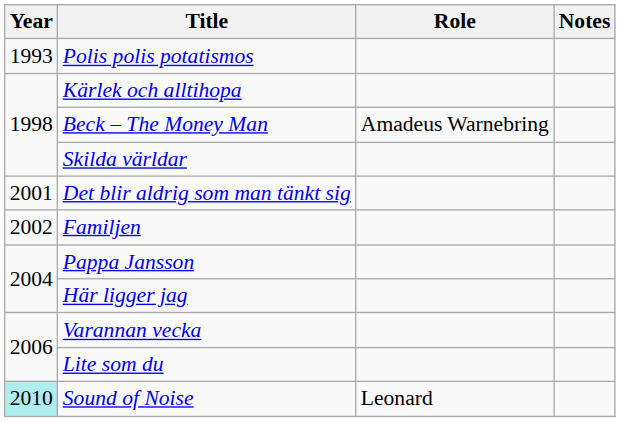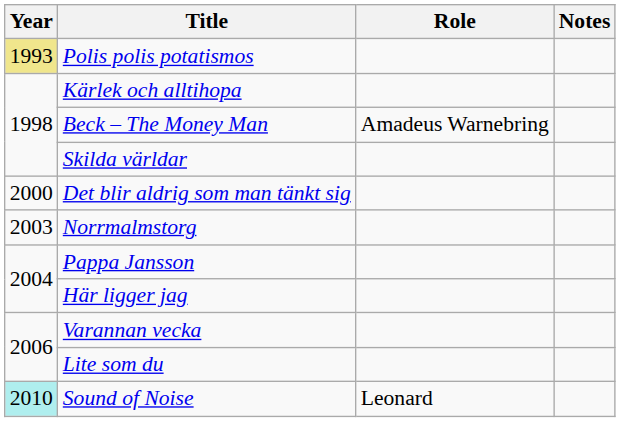(31, 55) no background -> (31, 55) khaki background
(31, 192) 2001 -> (31, 192) 2000
- row: (102, 227)
+ row: (130, 227)
